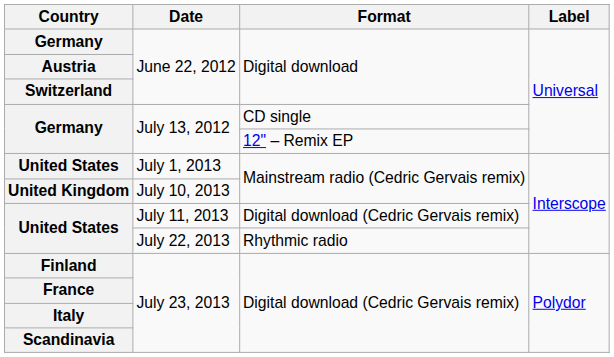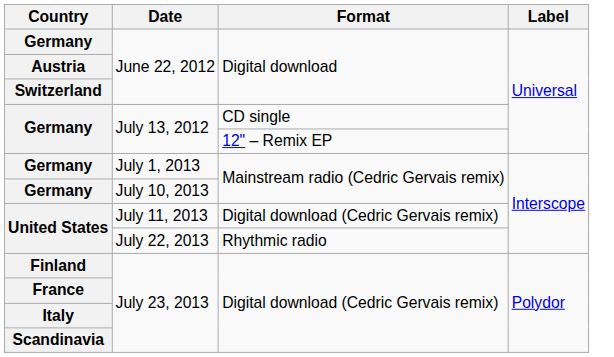(69, 166) United States -> (58, 166) Germany
(69, 191) United Kingdom -> (58, 191) Germany
